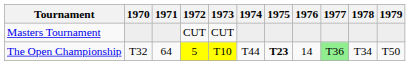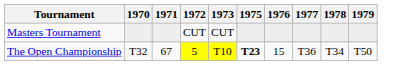- column: (251, 14)
(166, 51) 64 -> (166, 51) 67
(307, 51) 14 -> (279, 51) 15
(335, 51) lightgreen background -> (307, 51) no background
